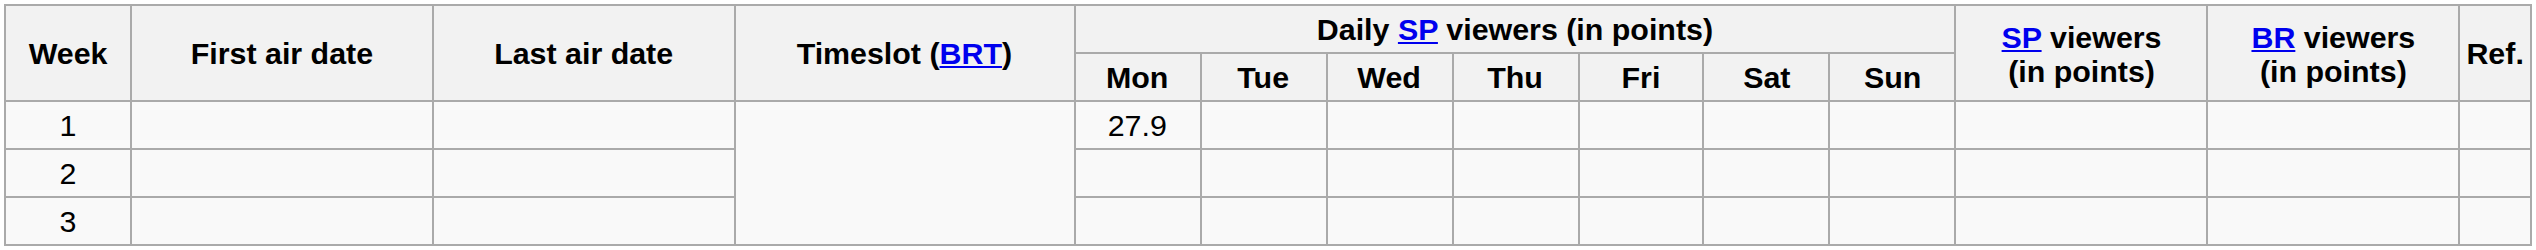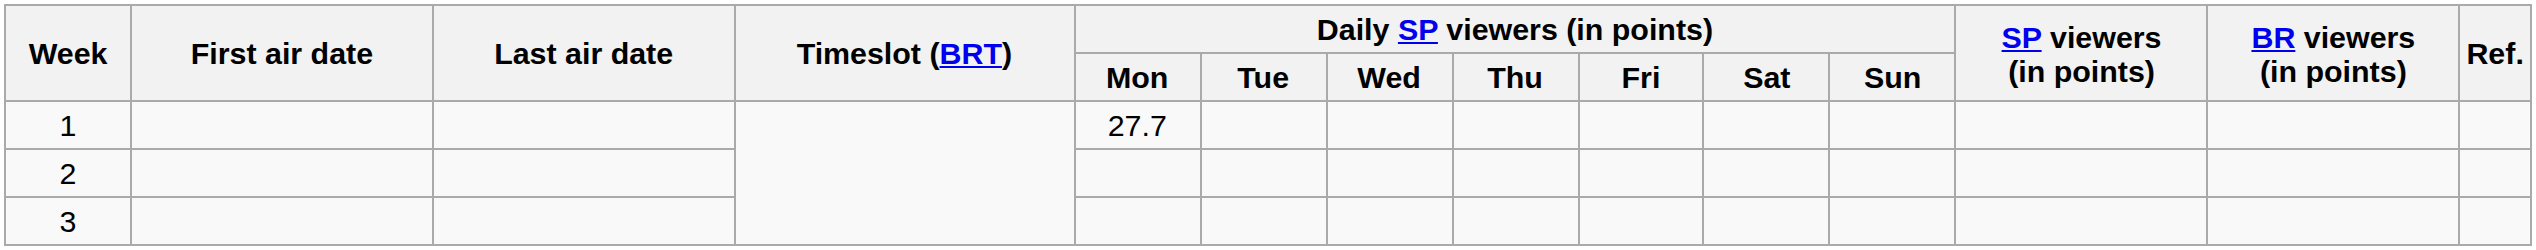(1137, 126) 27.9 -> (1137, 126) 27.7
